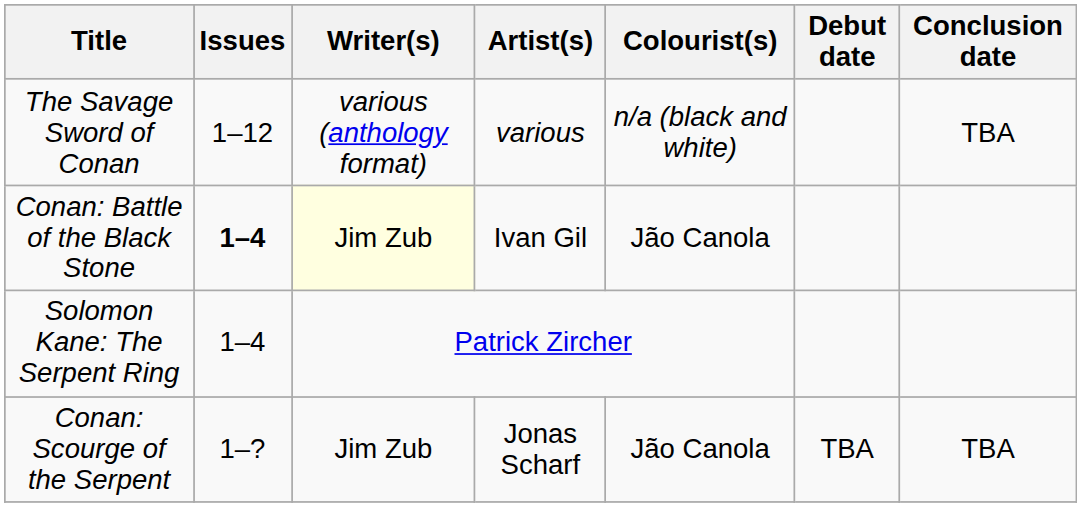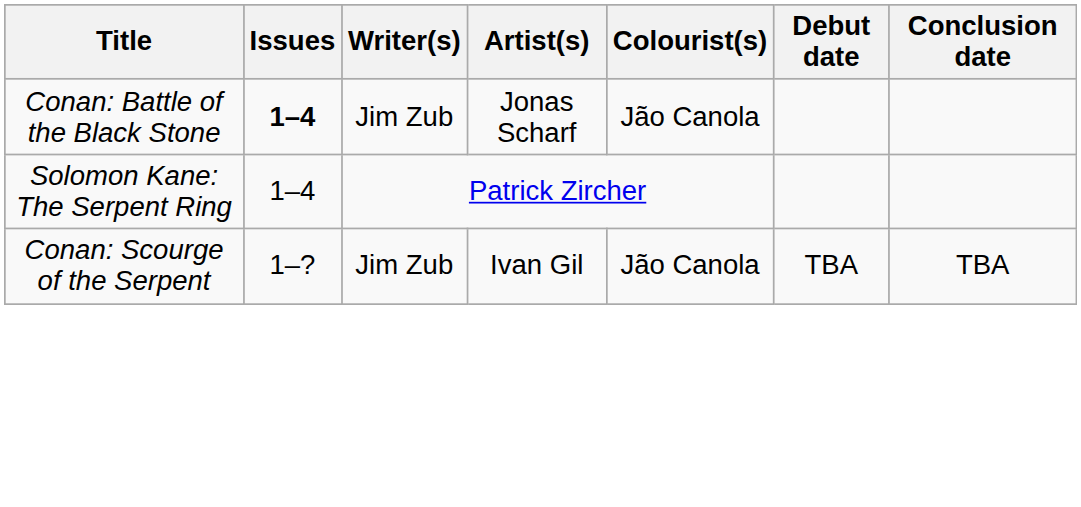- row: (99, 131)
(383, 237) lightyellow background -> (404, 116) no background
(540, 237) Ivan Gil -> (537, 116) Jonas Scharf
(540, 448) Jonas Scharf -> (537, 265) Ivan Gil
